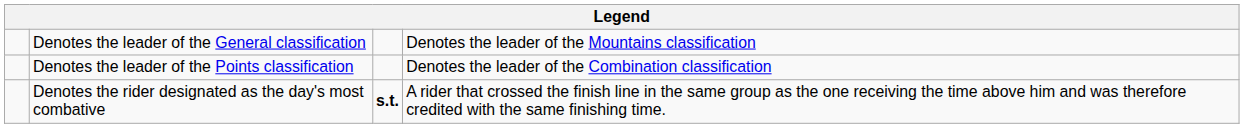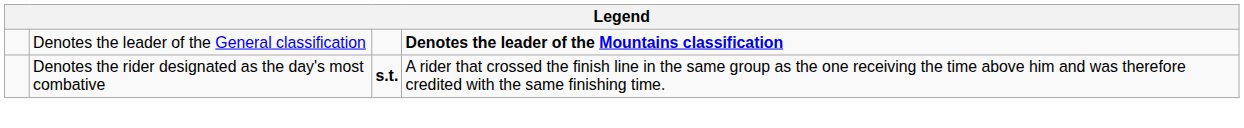(581, 42) normal -> (594, 42) bold
- row: (193, 67)
